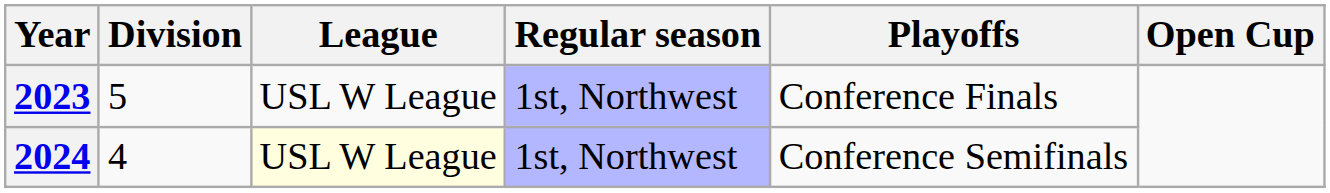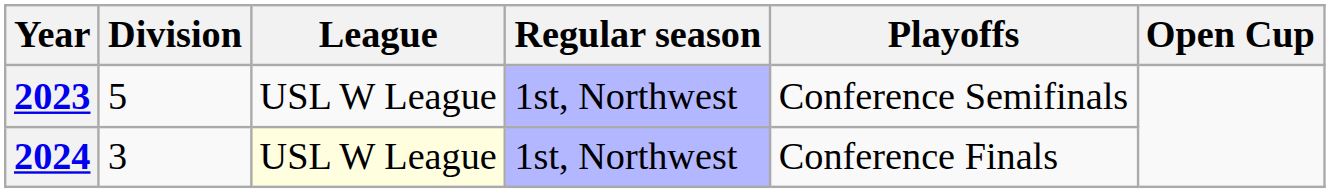(918, 95) Conference Finals -> (954, 95) Conference Semifinals
(118, 156) 4 -> (118, 156) 3
(954, 156) Conference Semifinals -> (918, 156) Conference Finals
